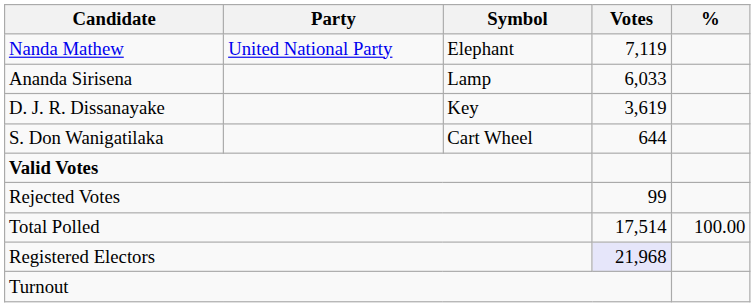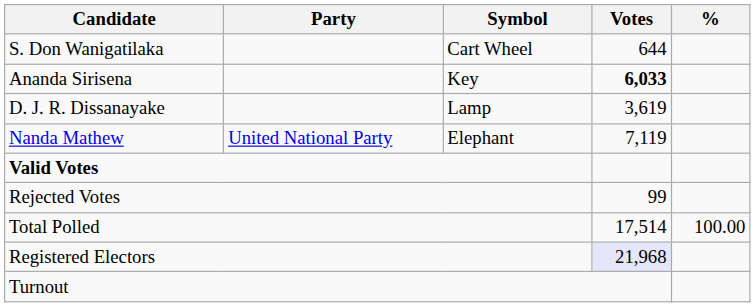rows swapped: (66, 49) <-> (86, 138)
(469, 78) Lamp -> (463, 78) Key
(646, 78) normal -> (646, 78) bold
(463, 108) Key -> (469, 108) Lamp
